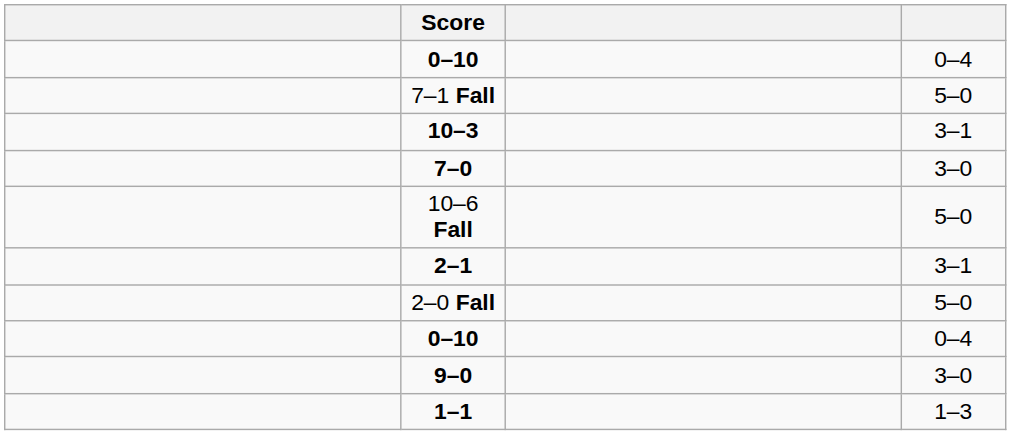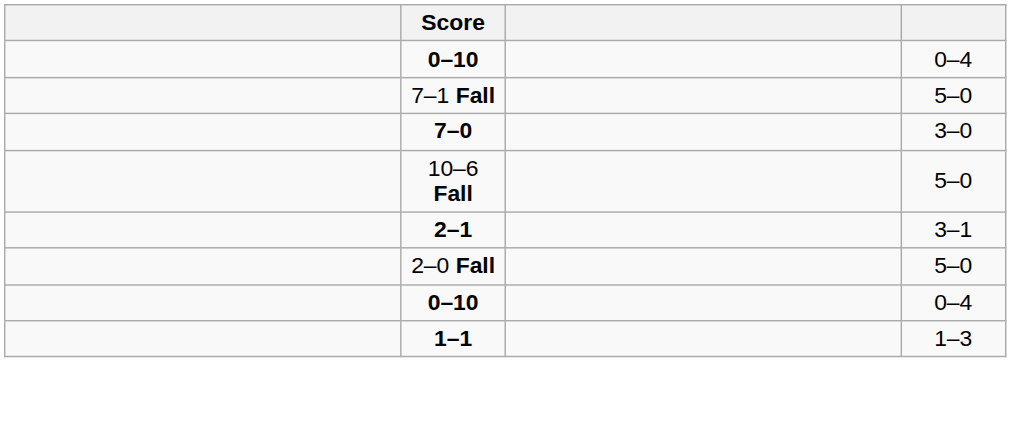- row: (453, 131)
- row: (453, 374)
